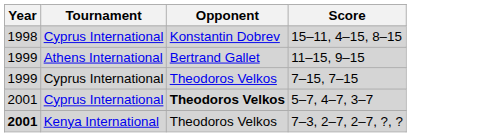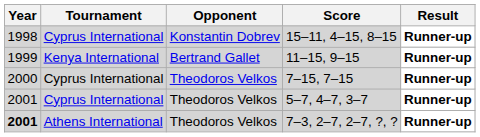+ column: (438, 15)
(103, 58) Athens International -> (101, 58) Kenya International
(22, 79) 1999 -> (22, 79) 2000
(227, 100) bold -> (223, 100) normal
(101, 121) Kenya International -> (103, 121) Athens International
